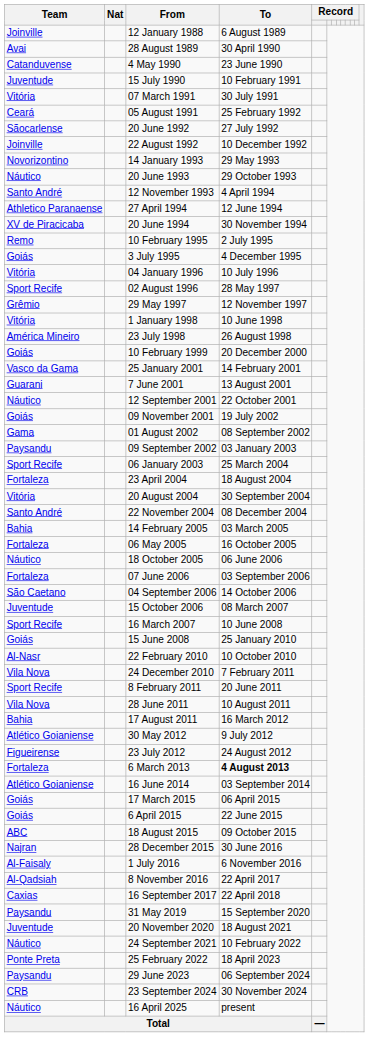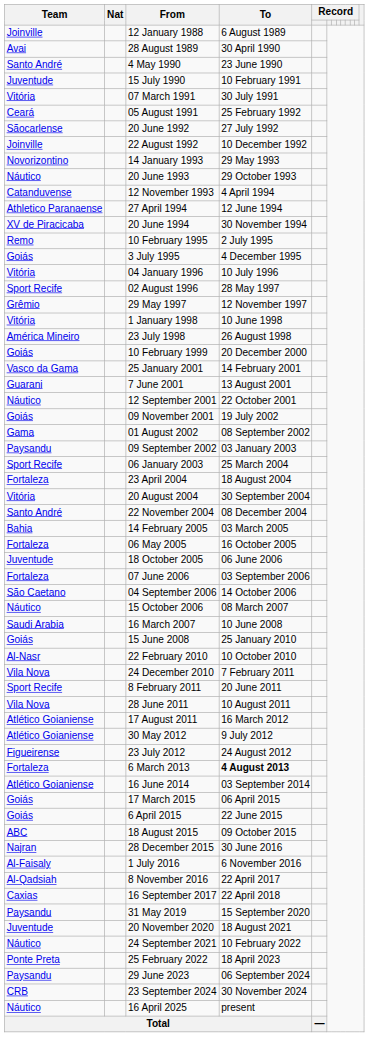(39, 65) Catanduvense -> (34, 65) Santo André
(34, 192) Santo André -> (39, 192) Catanduvense
(24, 560) Náutico -> (30, 560) Juventude
(30, 608) Juventude -> (24, 608) Náutico
(34, 624) Sport Recife -> (35, 624) Saudi Arabia
(20, 720) Bahia -> (50, 720) Atlético Goianiense
